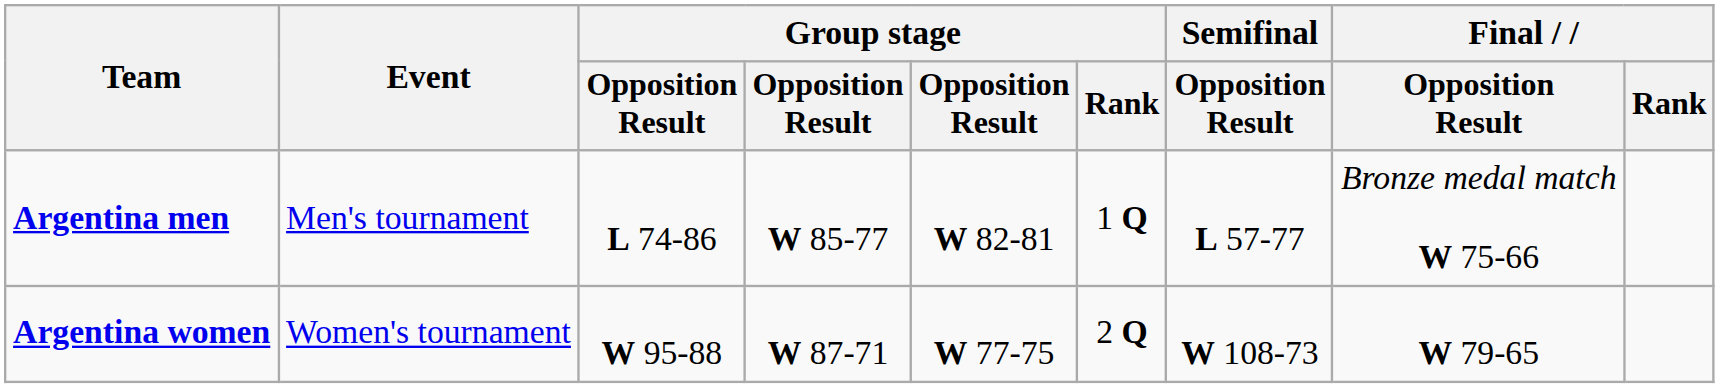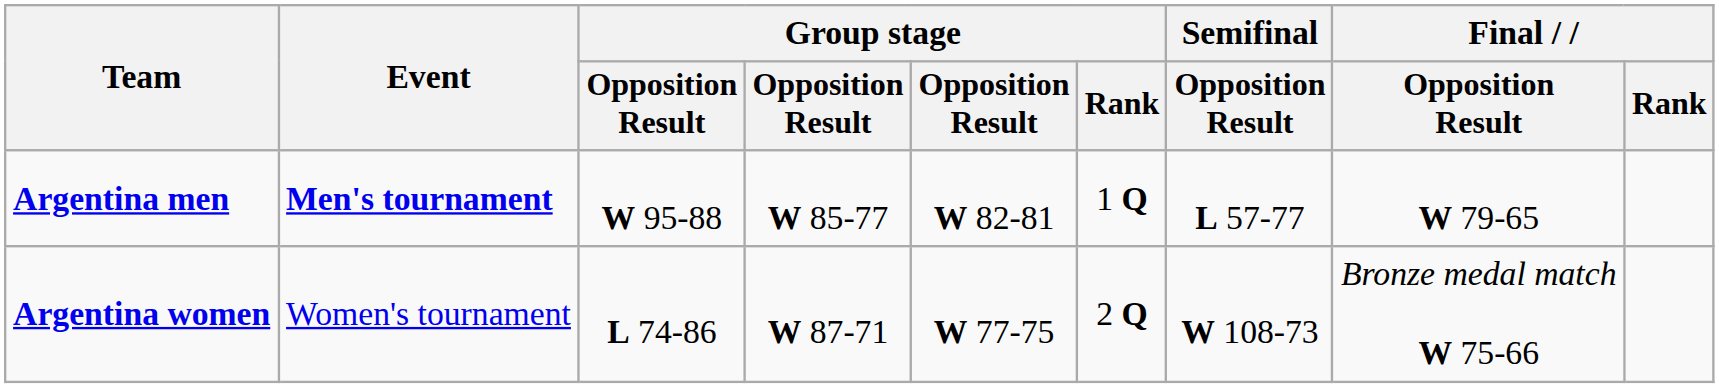(407, 218) normal -> (419, 198) bold
(662, 237) L 74-86 -> (662, 218) W 95-88
(1479, 218) Bronze medal match W 75-66 -> (1479, 218) W 79-65
(662, 353) W 95-88 -> (662, 333) L 74-86
(1479, 353) W 79-65 -> (1479, 313) Bronze medal match W 75-66
